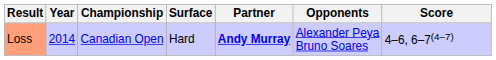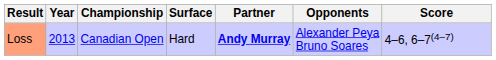(62, 39) 2014 -> (62, 39) 2013
